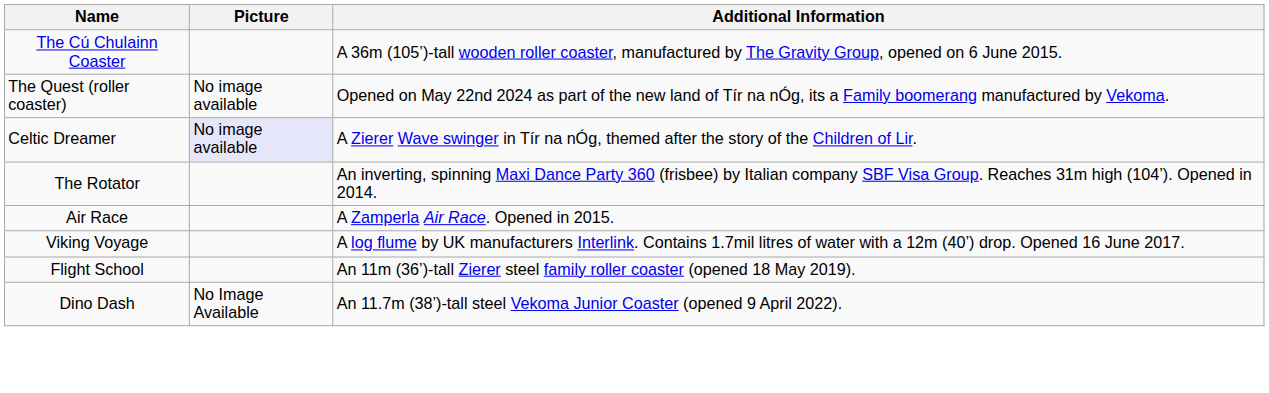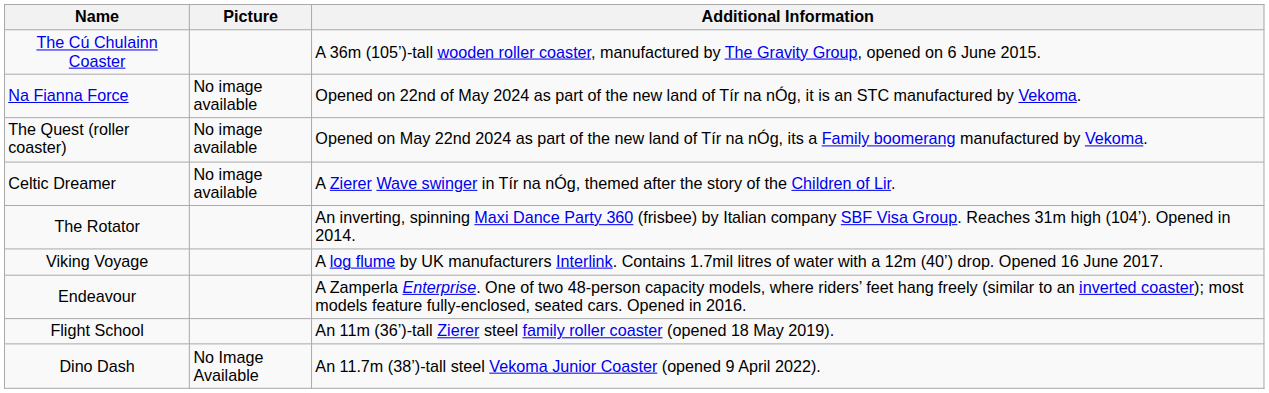+ row: (68, 95)
(228, 139) lavender background -> (228, 183) no background
- row: (97, 218)
+ row: (97, 296)
